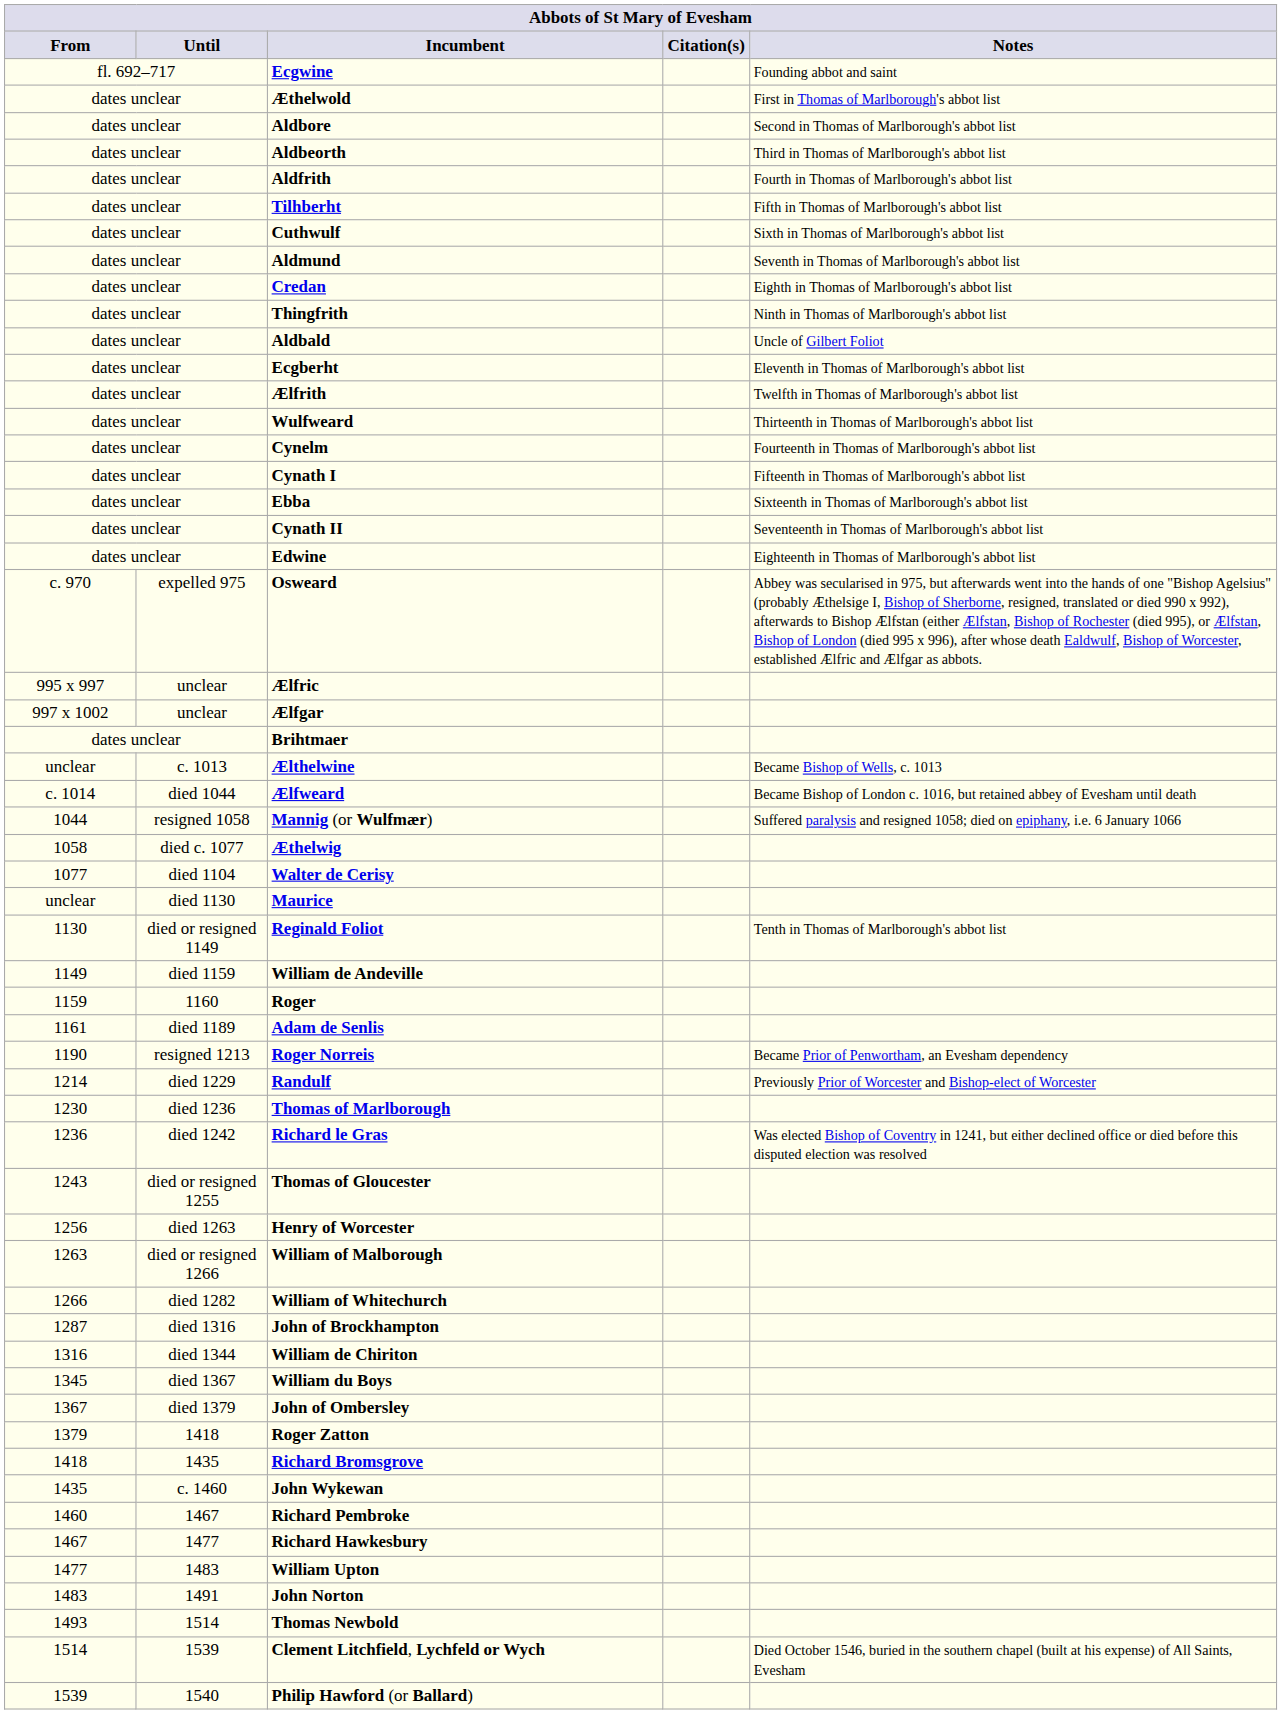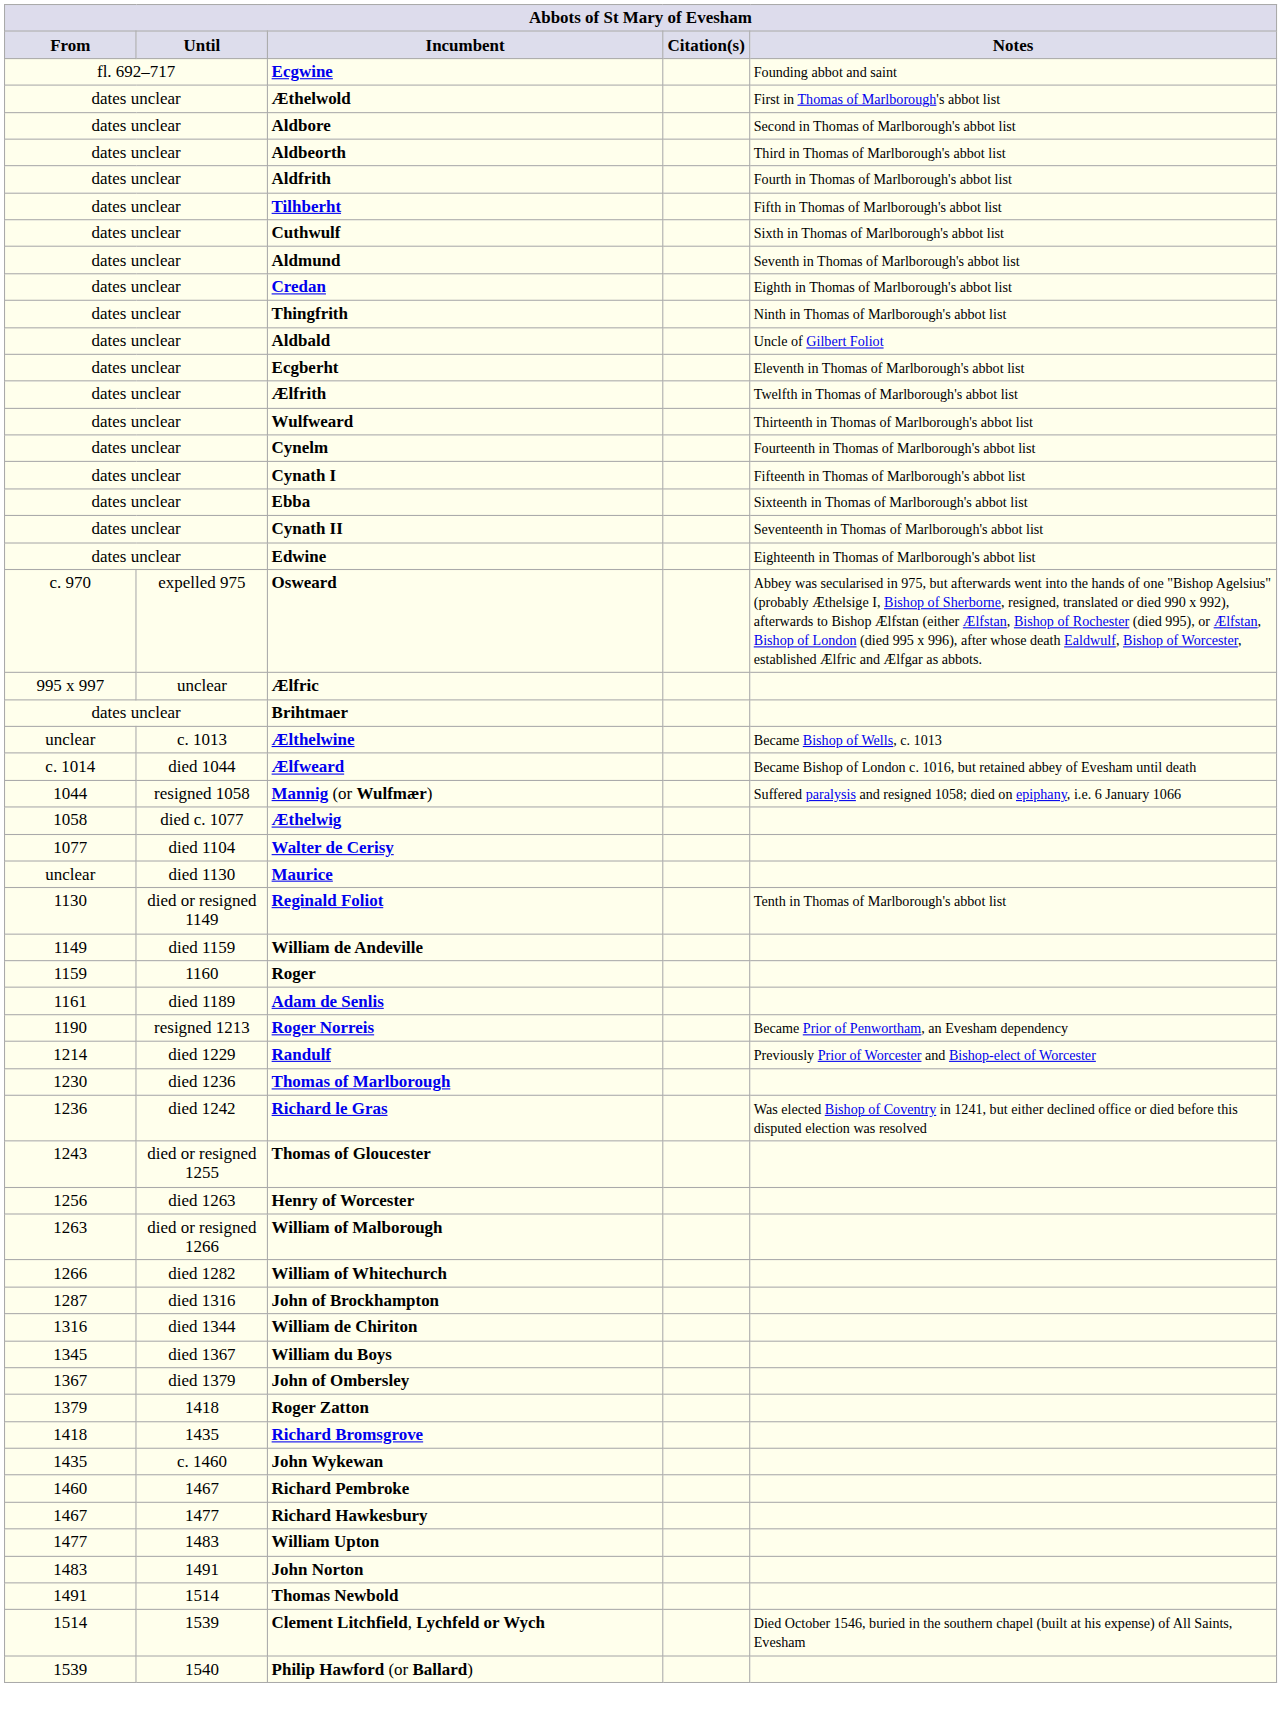- row: (298, 712)
(70, 1623) 1493 -> (70, 1596) 1491
